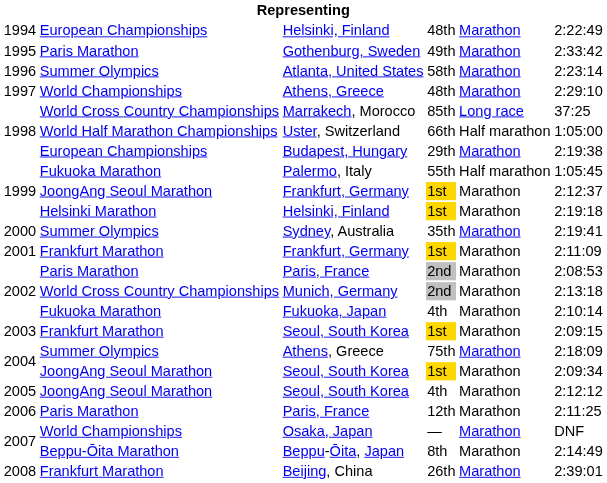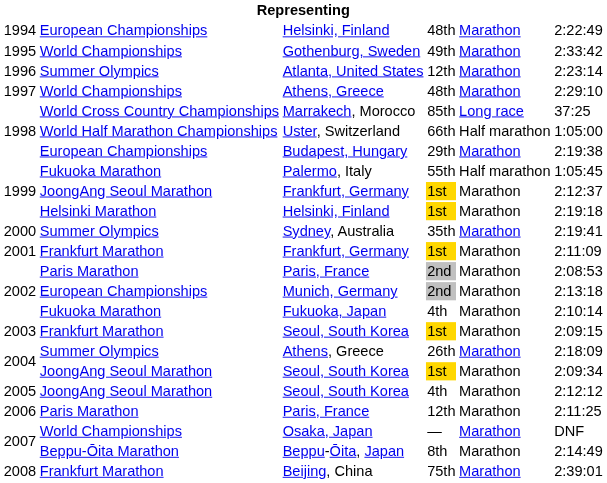(89, 51) Paris Marathon -> (111, 51) World Championships
(441, 71) 58th -> (441, 71) 12th
(159, 291) World Cross Country Championships -> (124, 291) European Championships
(441, 351) 75th -> (441, 351) 26th
(441, 471) 26th -> (441, 471) 75th
